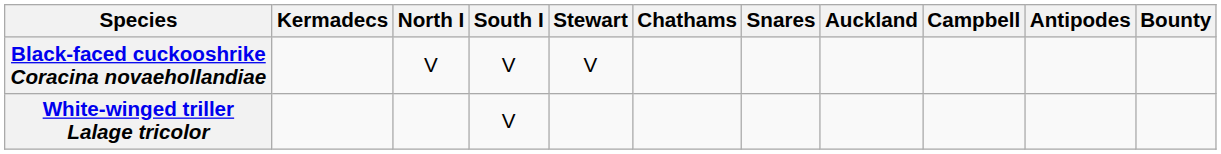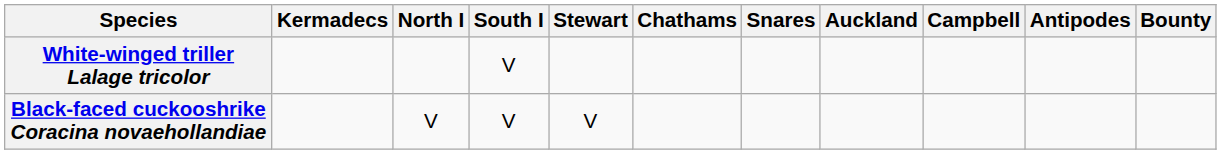rows swapped: (138, 65) <-> (138, 121)
